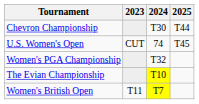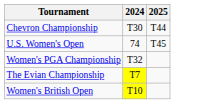- column: (135, 12)
(158, 75) T10 -> (135, 75) T7
(158, 91) T7 -> (135, 91) T10
